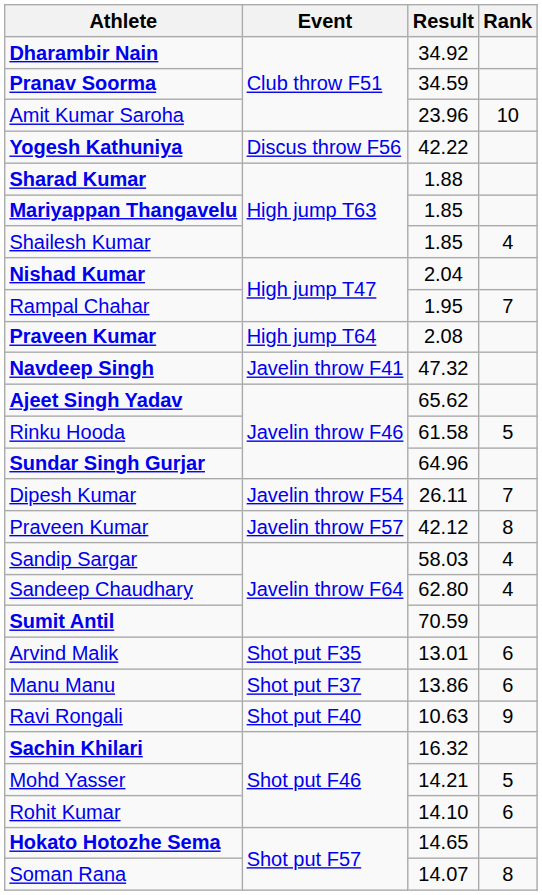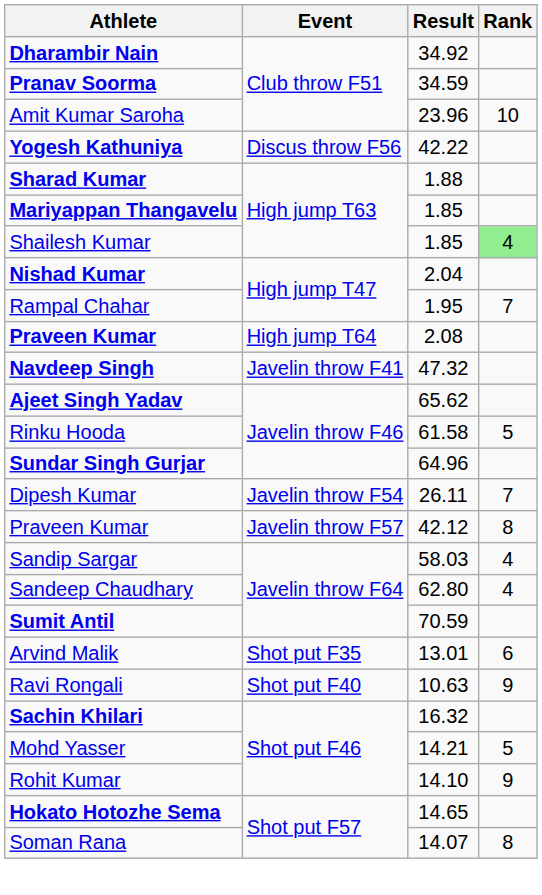(508, 242) no background -> (508, 242) lightgreen background
- row: (62, 685)
(508, 811) 6 -> (508, 780) 9
